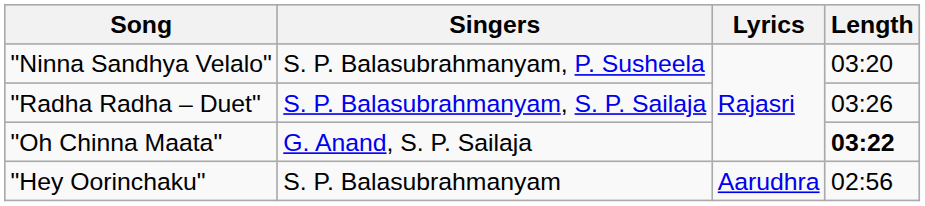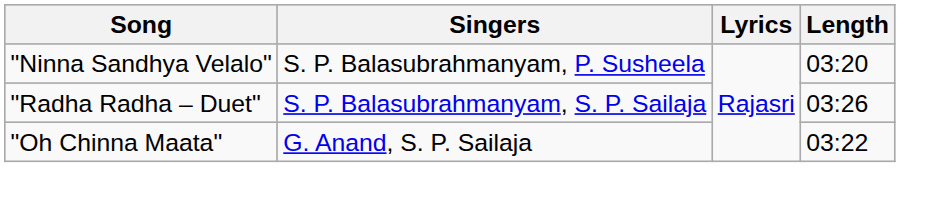(863, 142) bold -> (837, 142) normal
- row: (108, 182)
